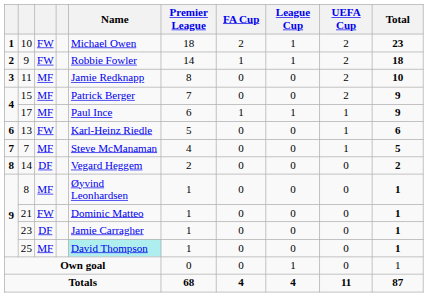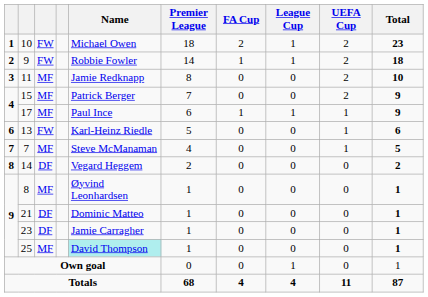(45, 213) FW -> (45, 213) DF
